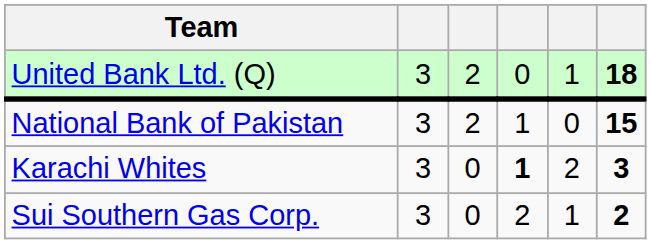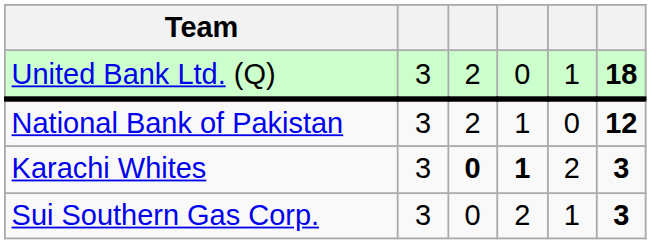(621, 122) 15 -> (621, 122) 12
(473, 168) normal -> (473, 168) bold
(621, 214) 2 -> (621, 214) 3
